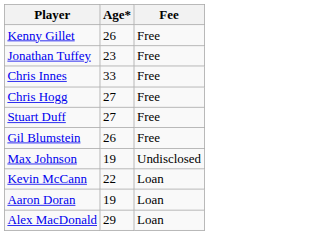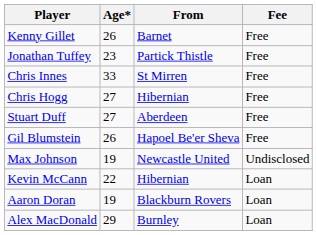+ column: (188, 14)
